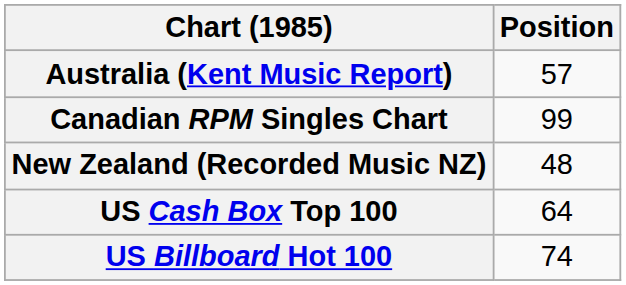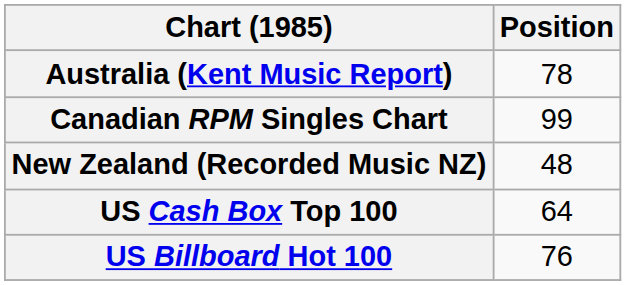(557, 73) 57 -> (557, 73) 78
(557, 257) 74 -> (557, 257) 76
